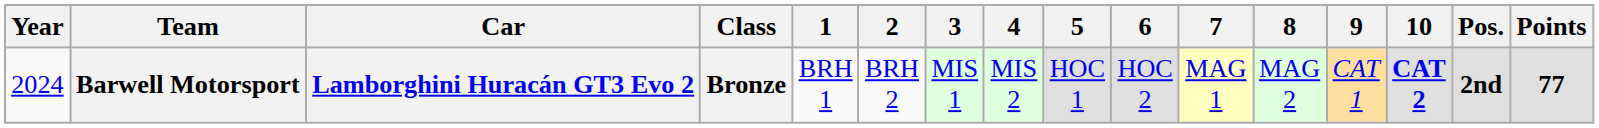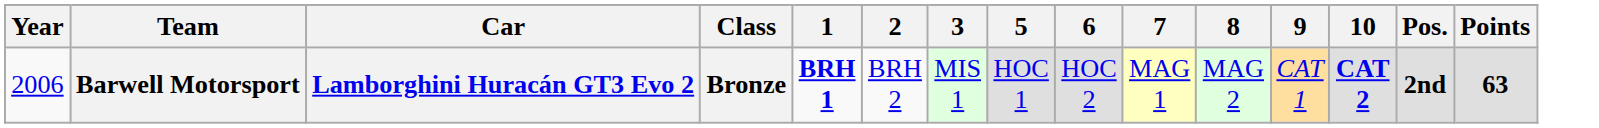- column: (1014, 25)
(37, 84) 2024 -> (37, 84) 2006
(826, 84) normal -> (827, 84) bold
(1551, 84) 77 -> (1495, 84) 63
